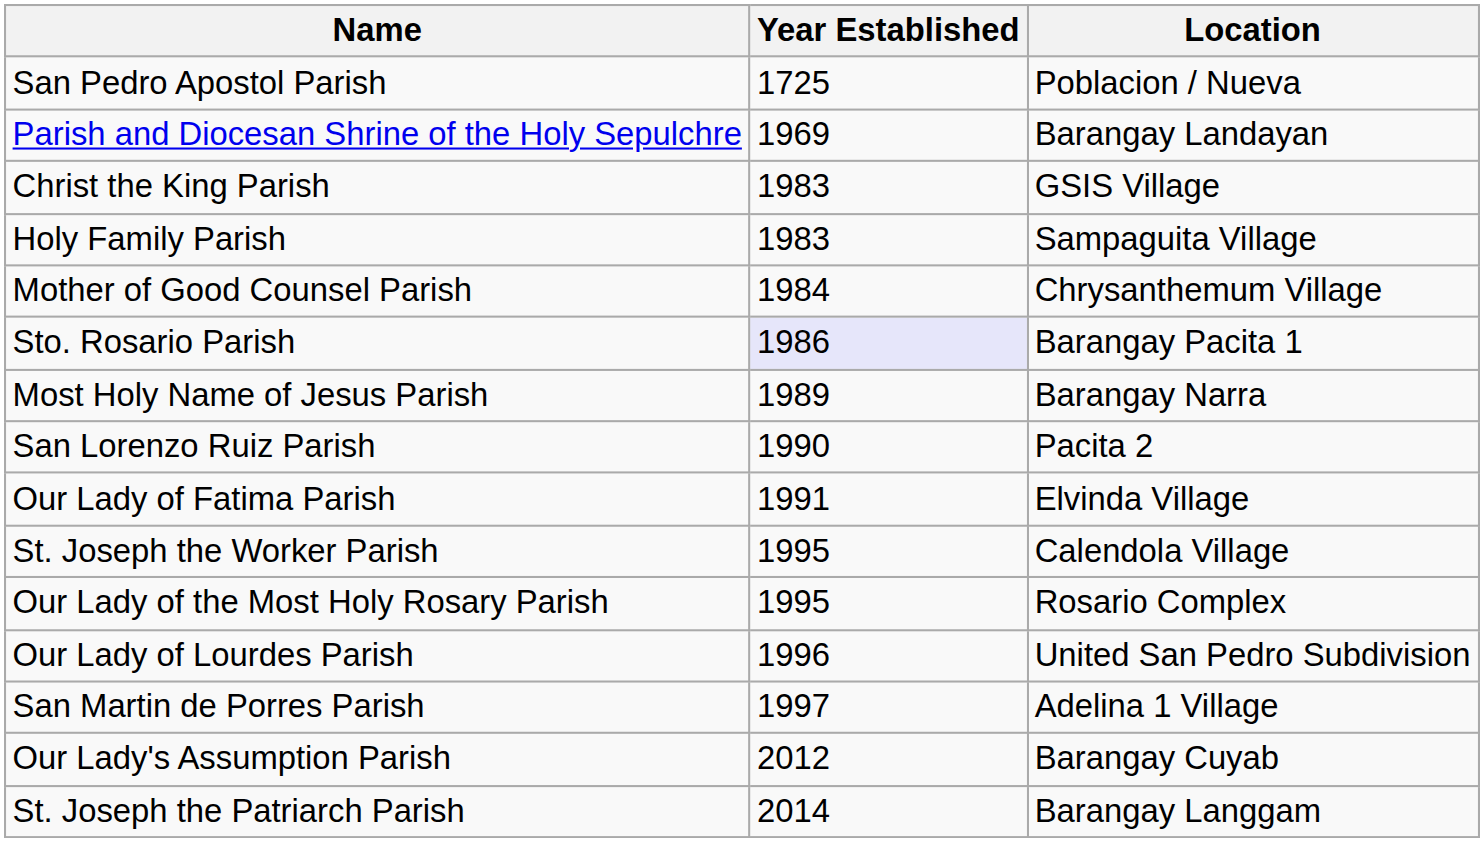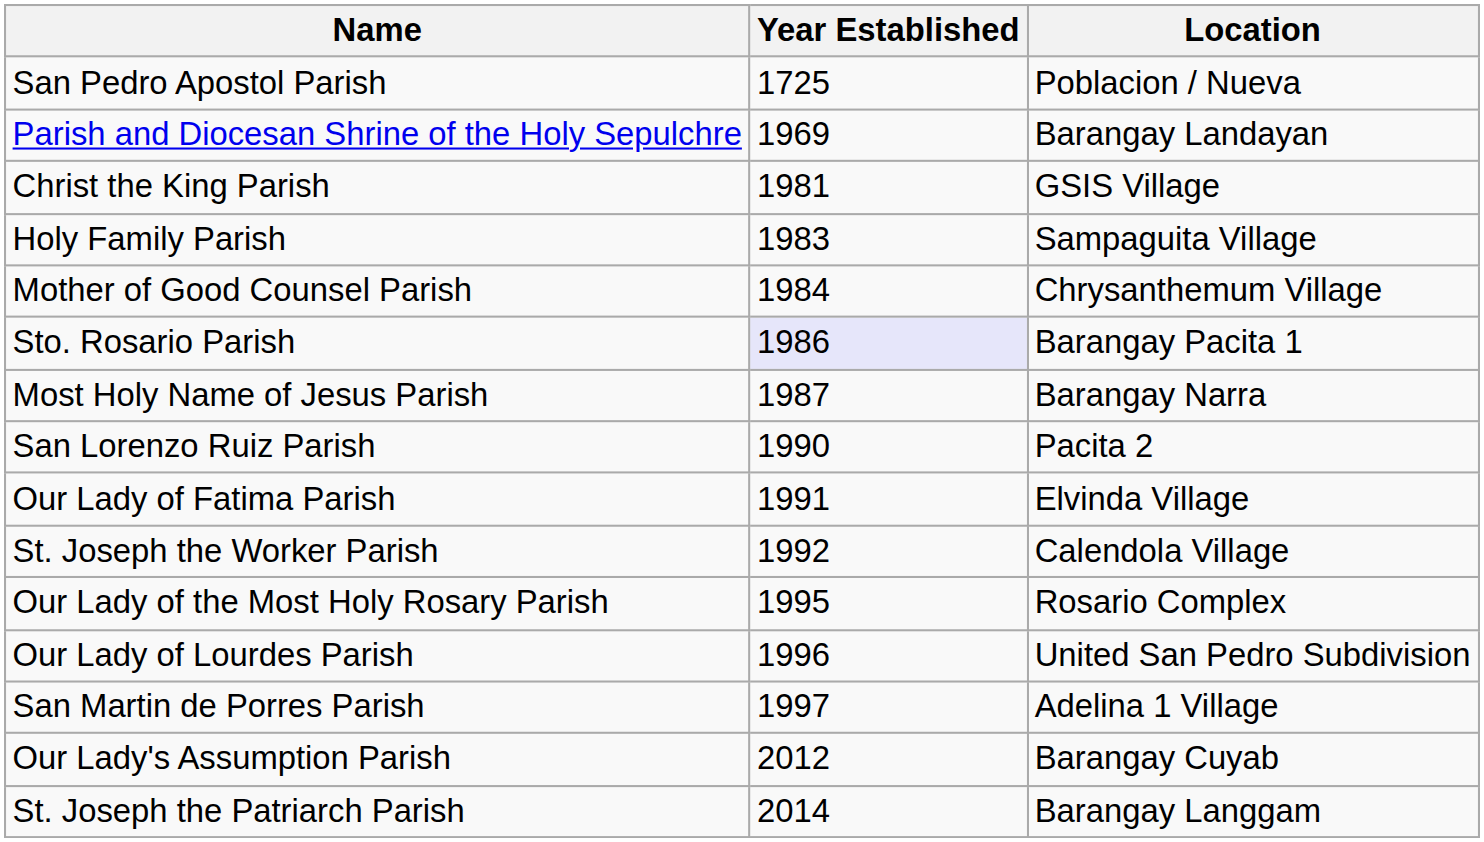(794, 186) 1983 -> (794, 186) 1981
(794, 394) 1989 -> (794, 394) 1987
(794, 550) 1995 -> (794, 550) 1992
